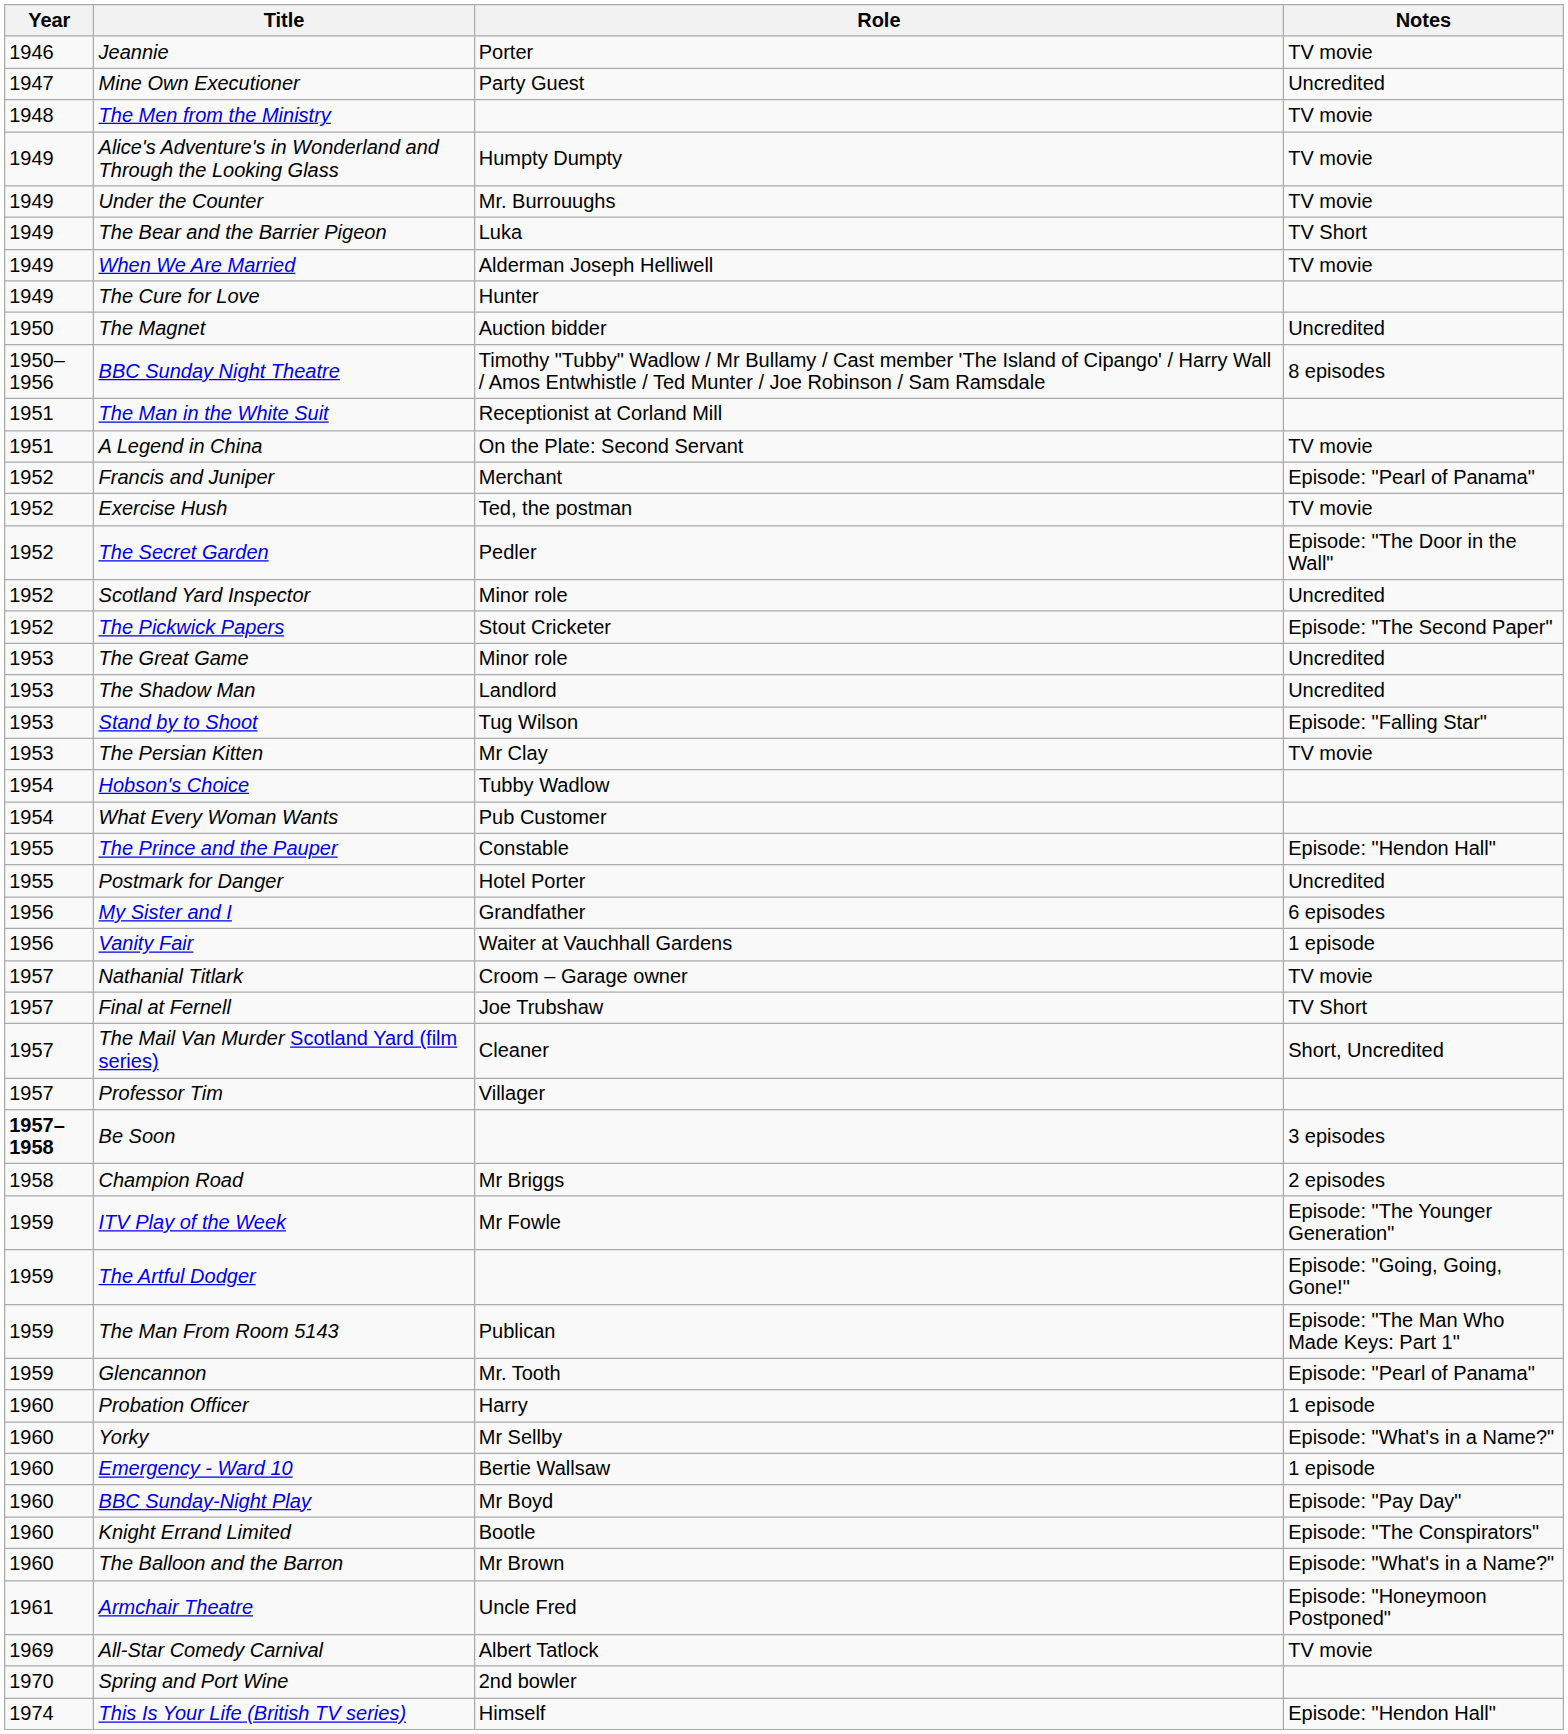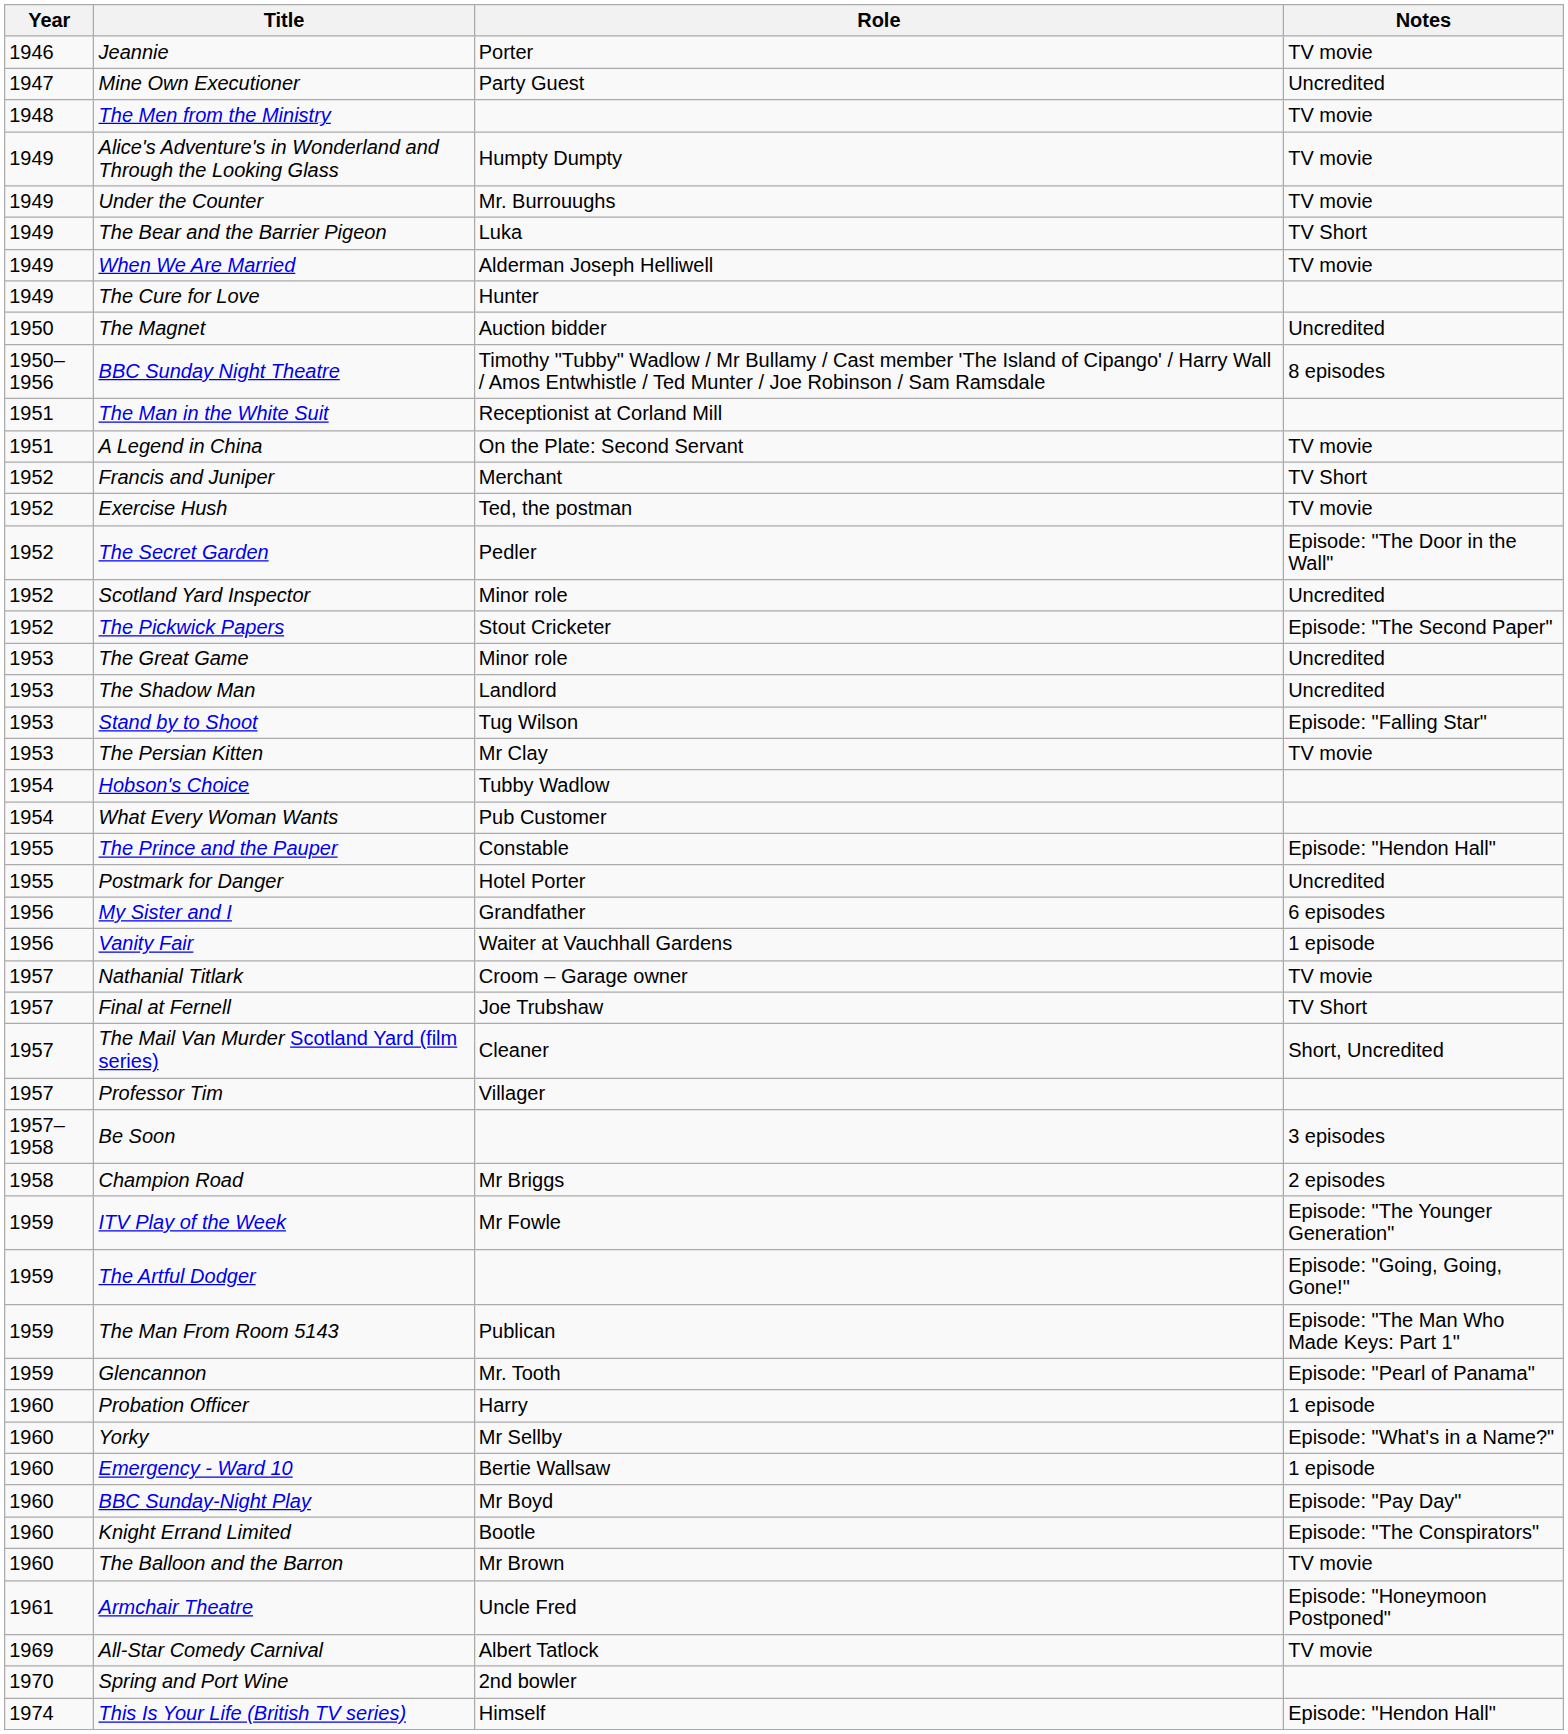(1411, 477) Episode: "Pearl of Panama" -> (1328, 477) TV Short
(37, 1136) bold -> (37, 1136) normal
(1421, 1564) Episode: "What's in a Name?" -> (1330, 1564) TV movie
